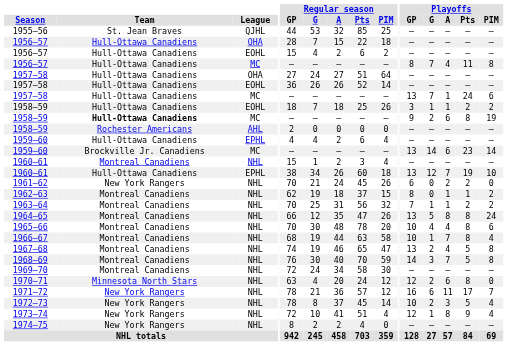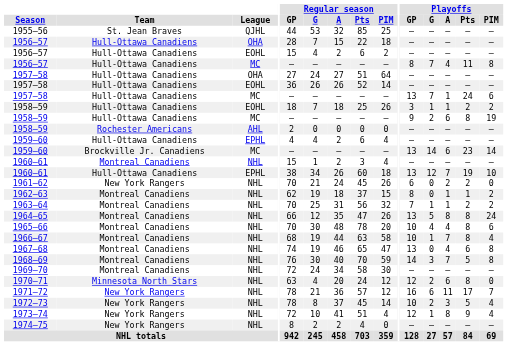(145, 118) bold -> (145, 118) normal
(431, 249) 2 -> (431, 249) 0
(468, 249) 5 -> (468, 249) 6
